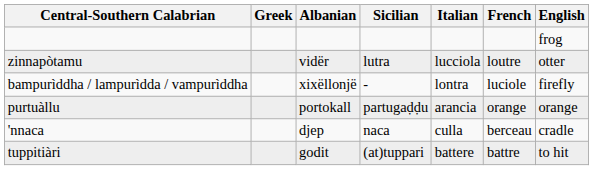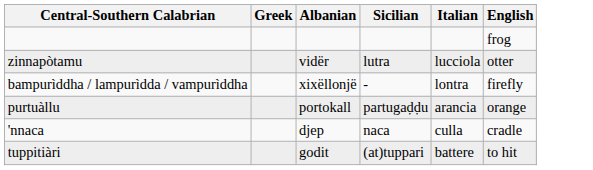- column: (509, 15)
